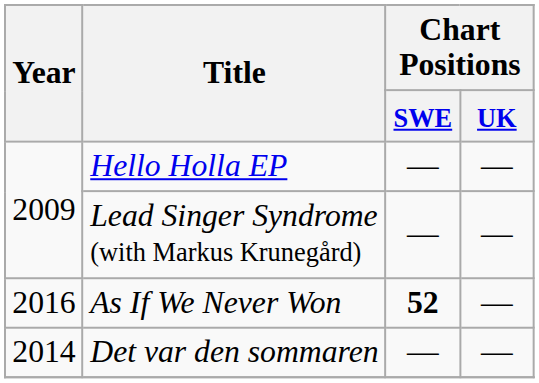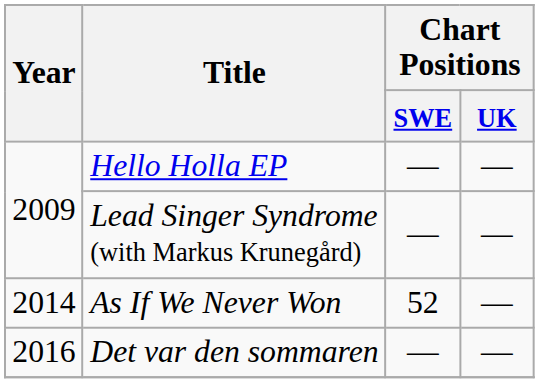(44, 301) 2016 -> (44, 301) 2014
(423, 301) bold -> (423, 301) normal
(44, 352) 2014 -> (44, 352) 2016
